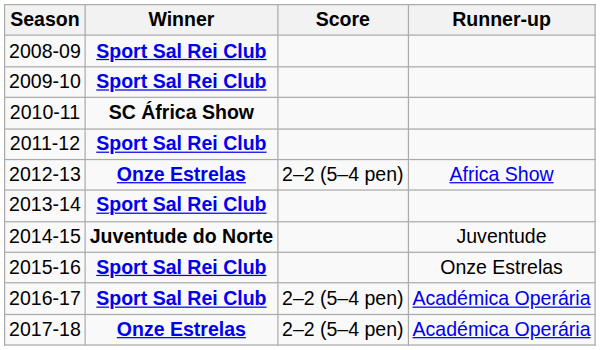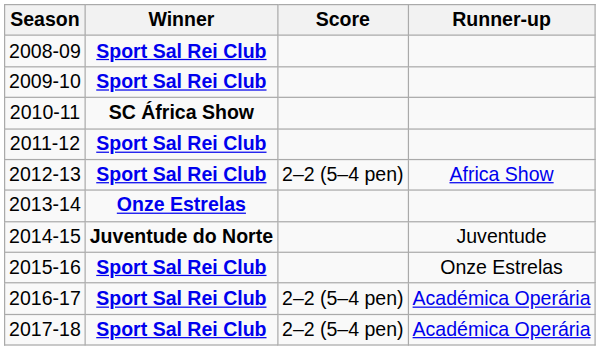(181, 174) Onze Estrelas -> (181, 174) Sport Sal Rei Club
(181, 205) Sport Sal Rei Club -> (181, 205) Onze Estrelas
(181, 329) Onze Estrelas -> (181, 329) Sport Sal Rei Club
